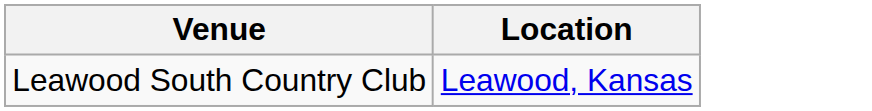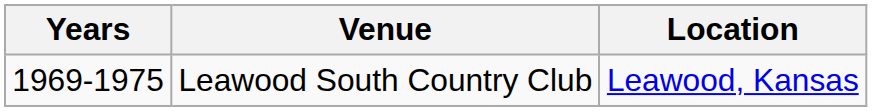+ column: (88, 29)
